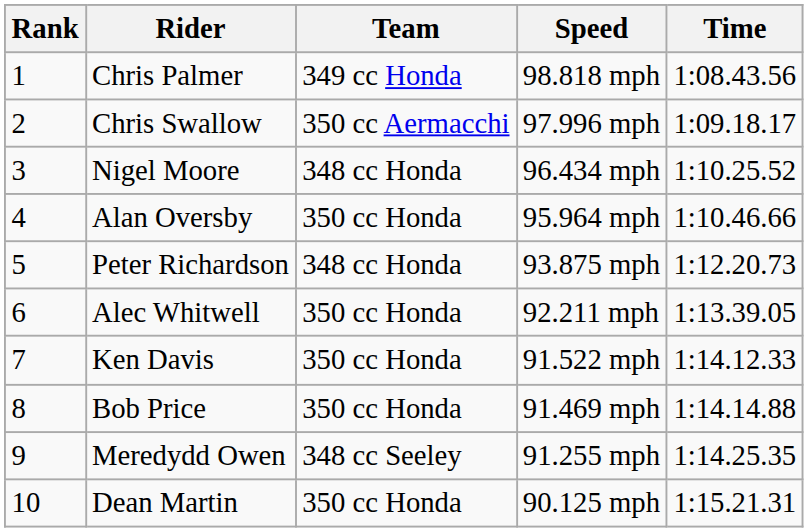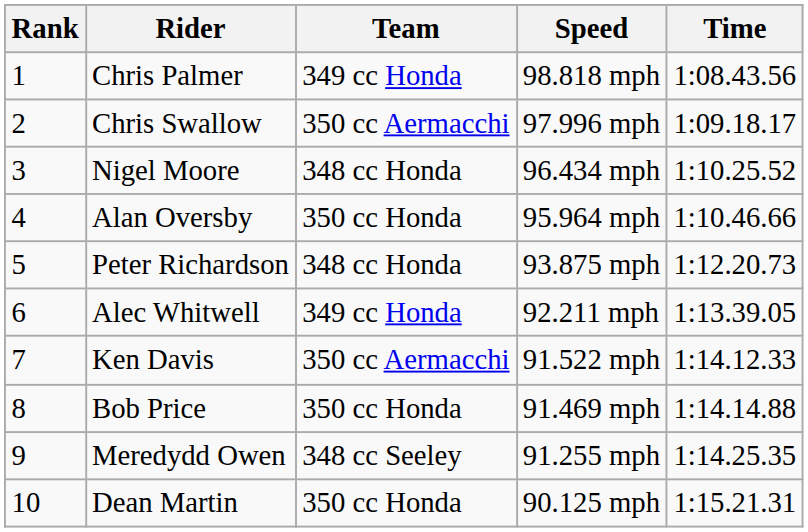(382, 312) 350 cc Honda -> (382, 312) 349 cc Honda
(382, 359) 350 cc Honda -> (406, 359) 350 cc Aermacchi
